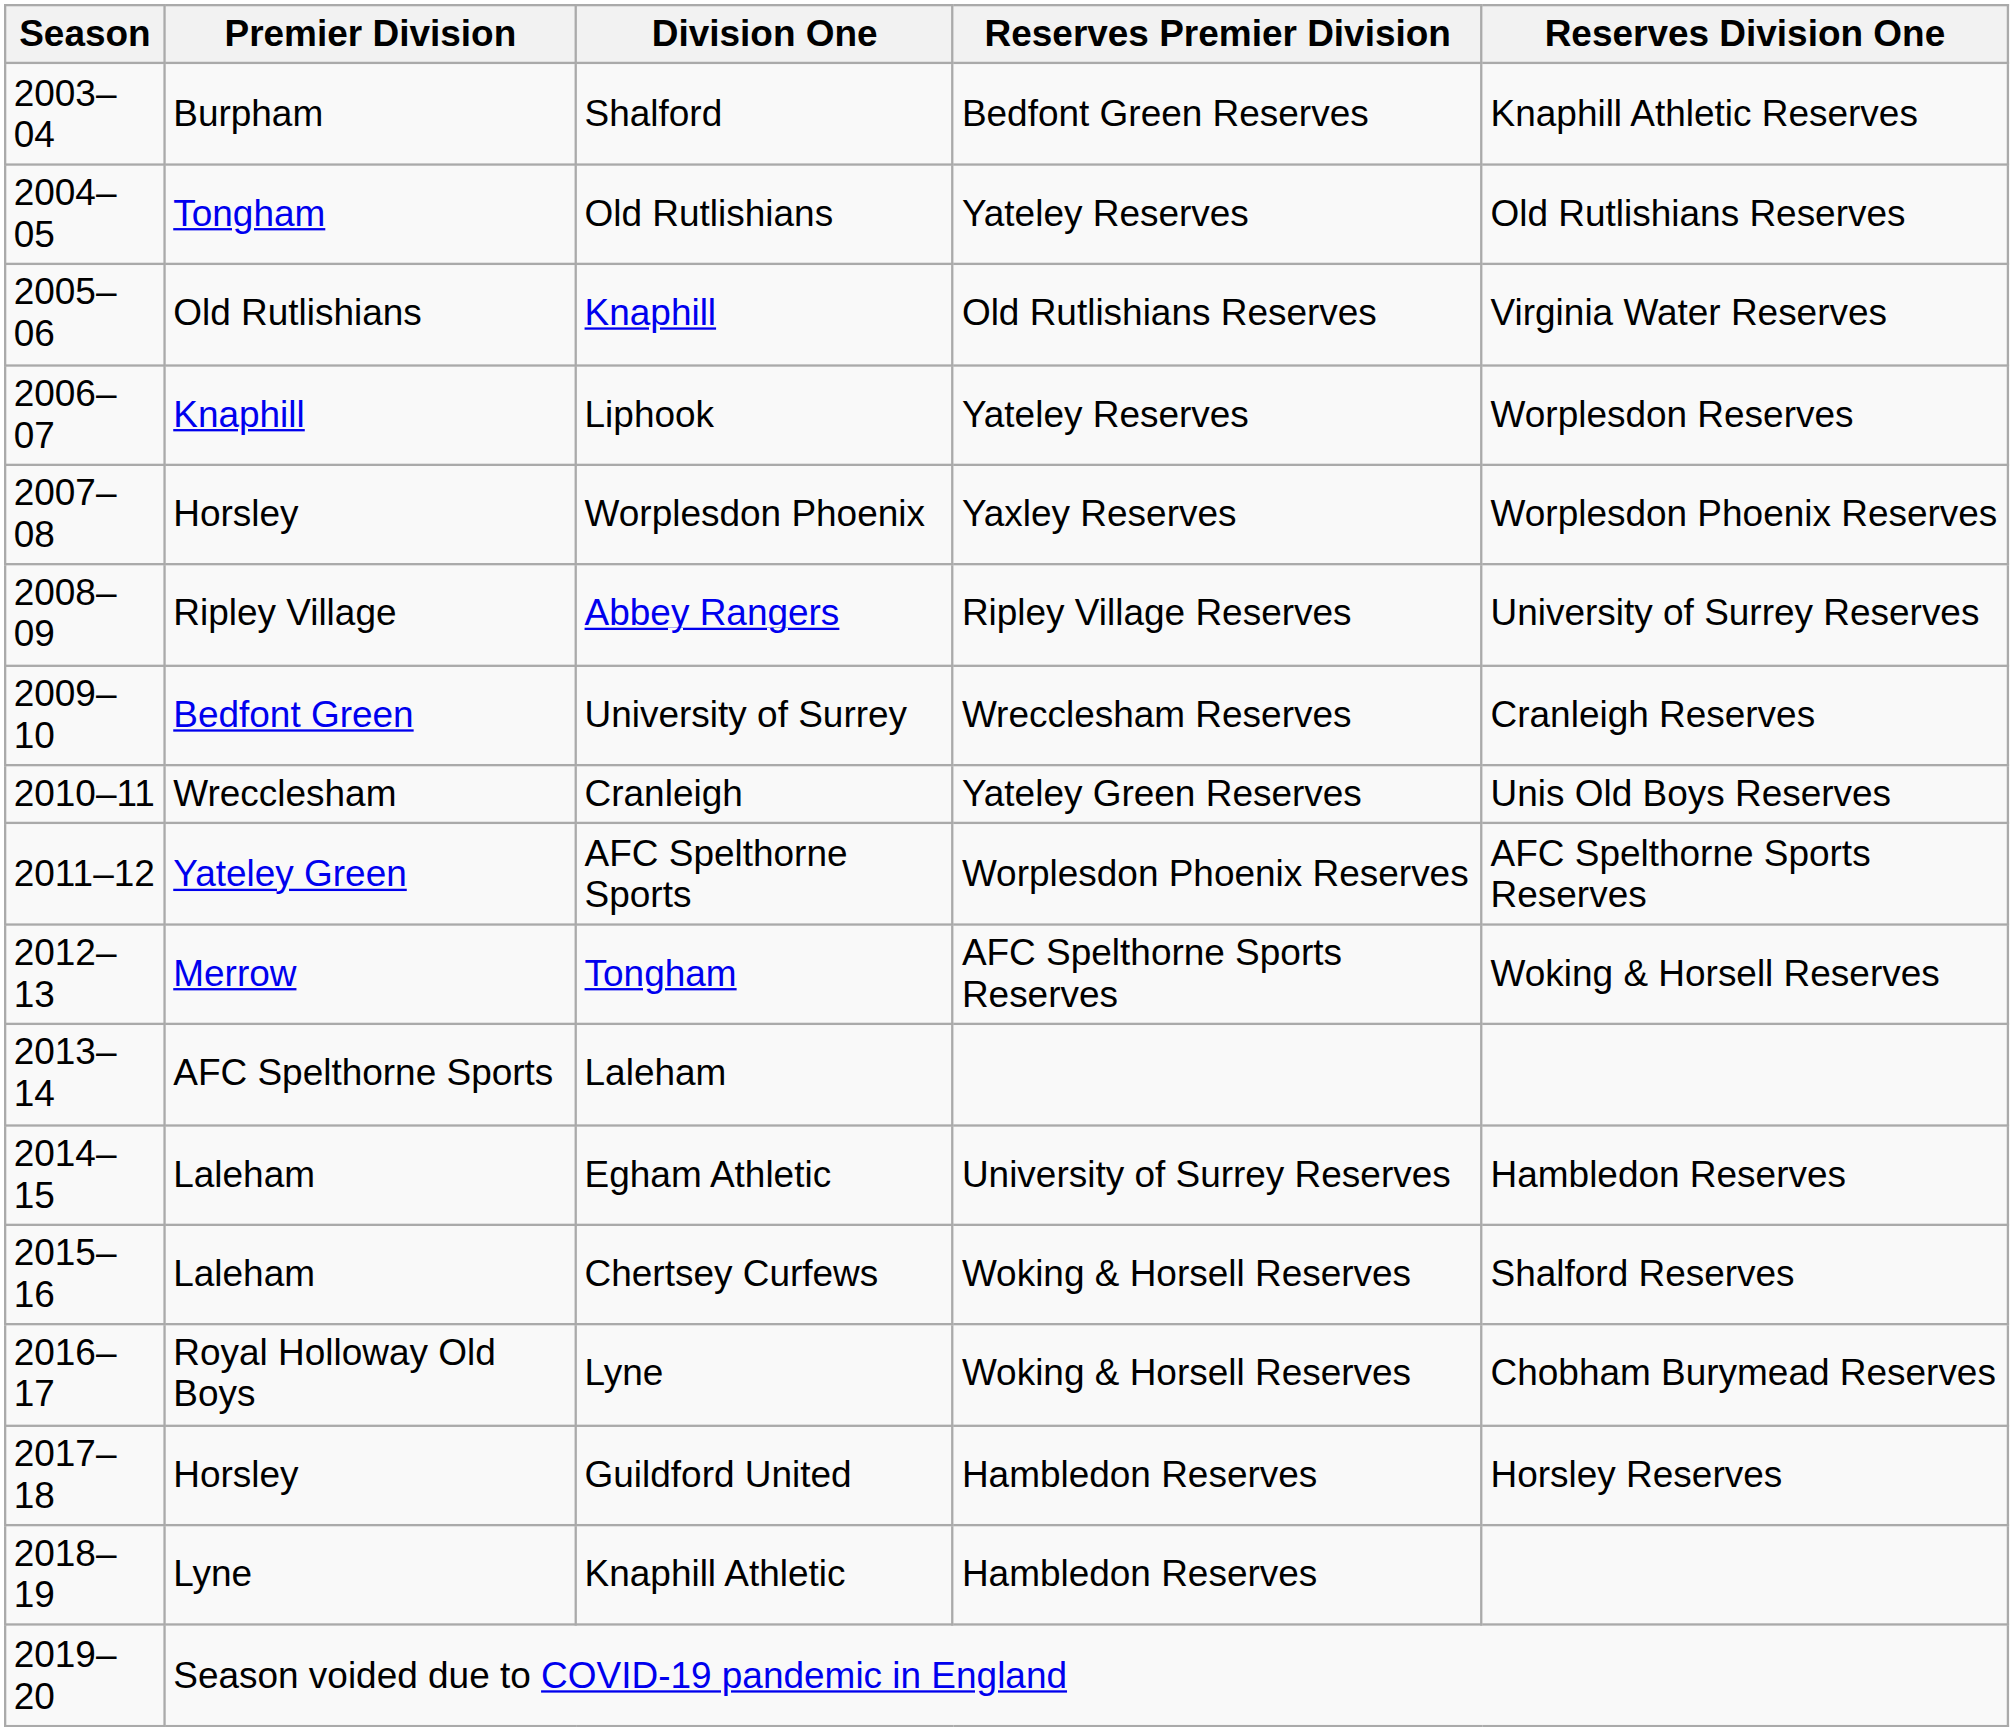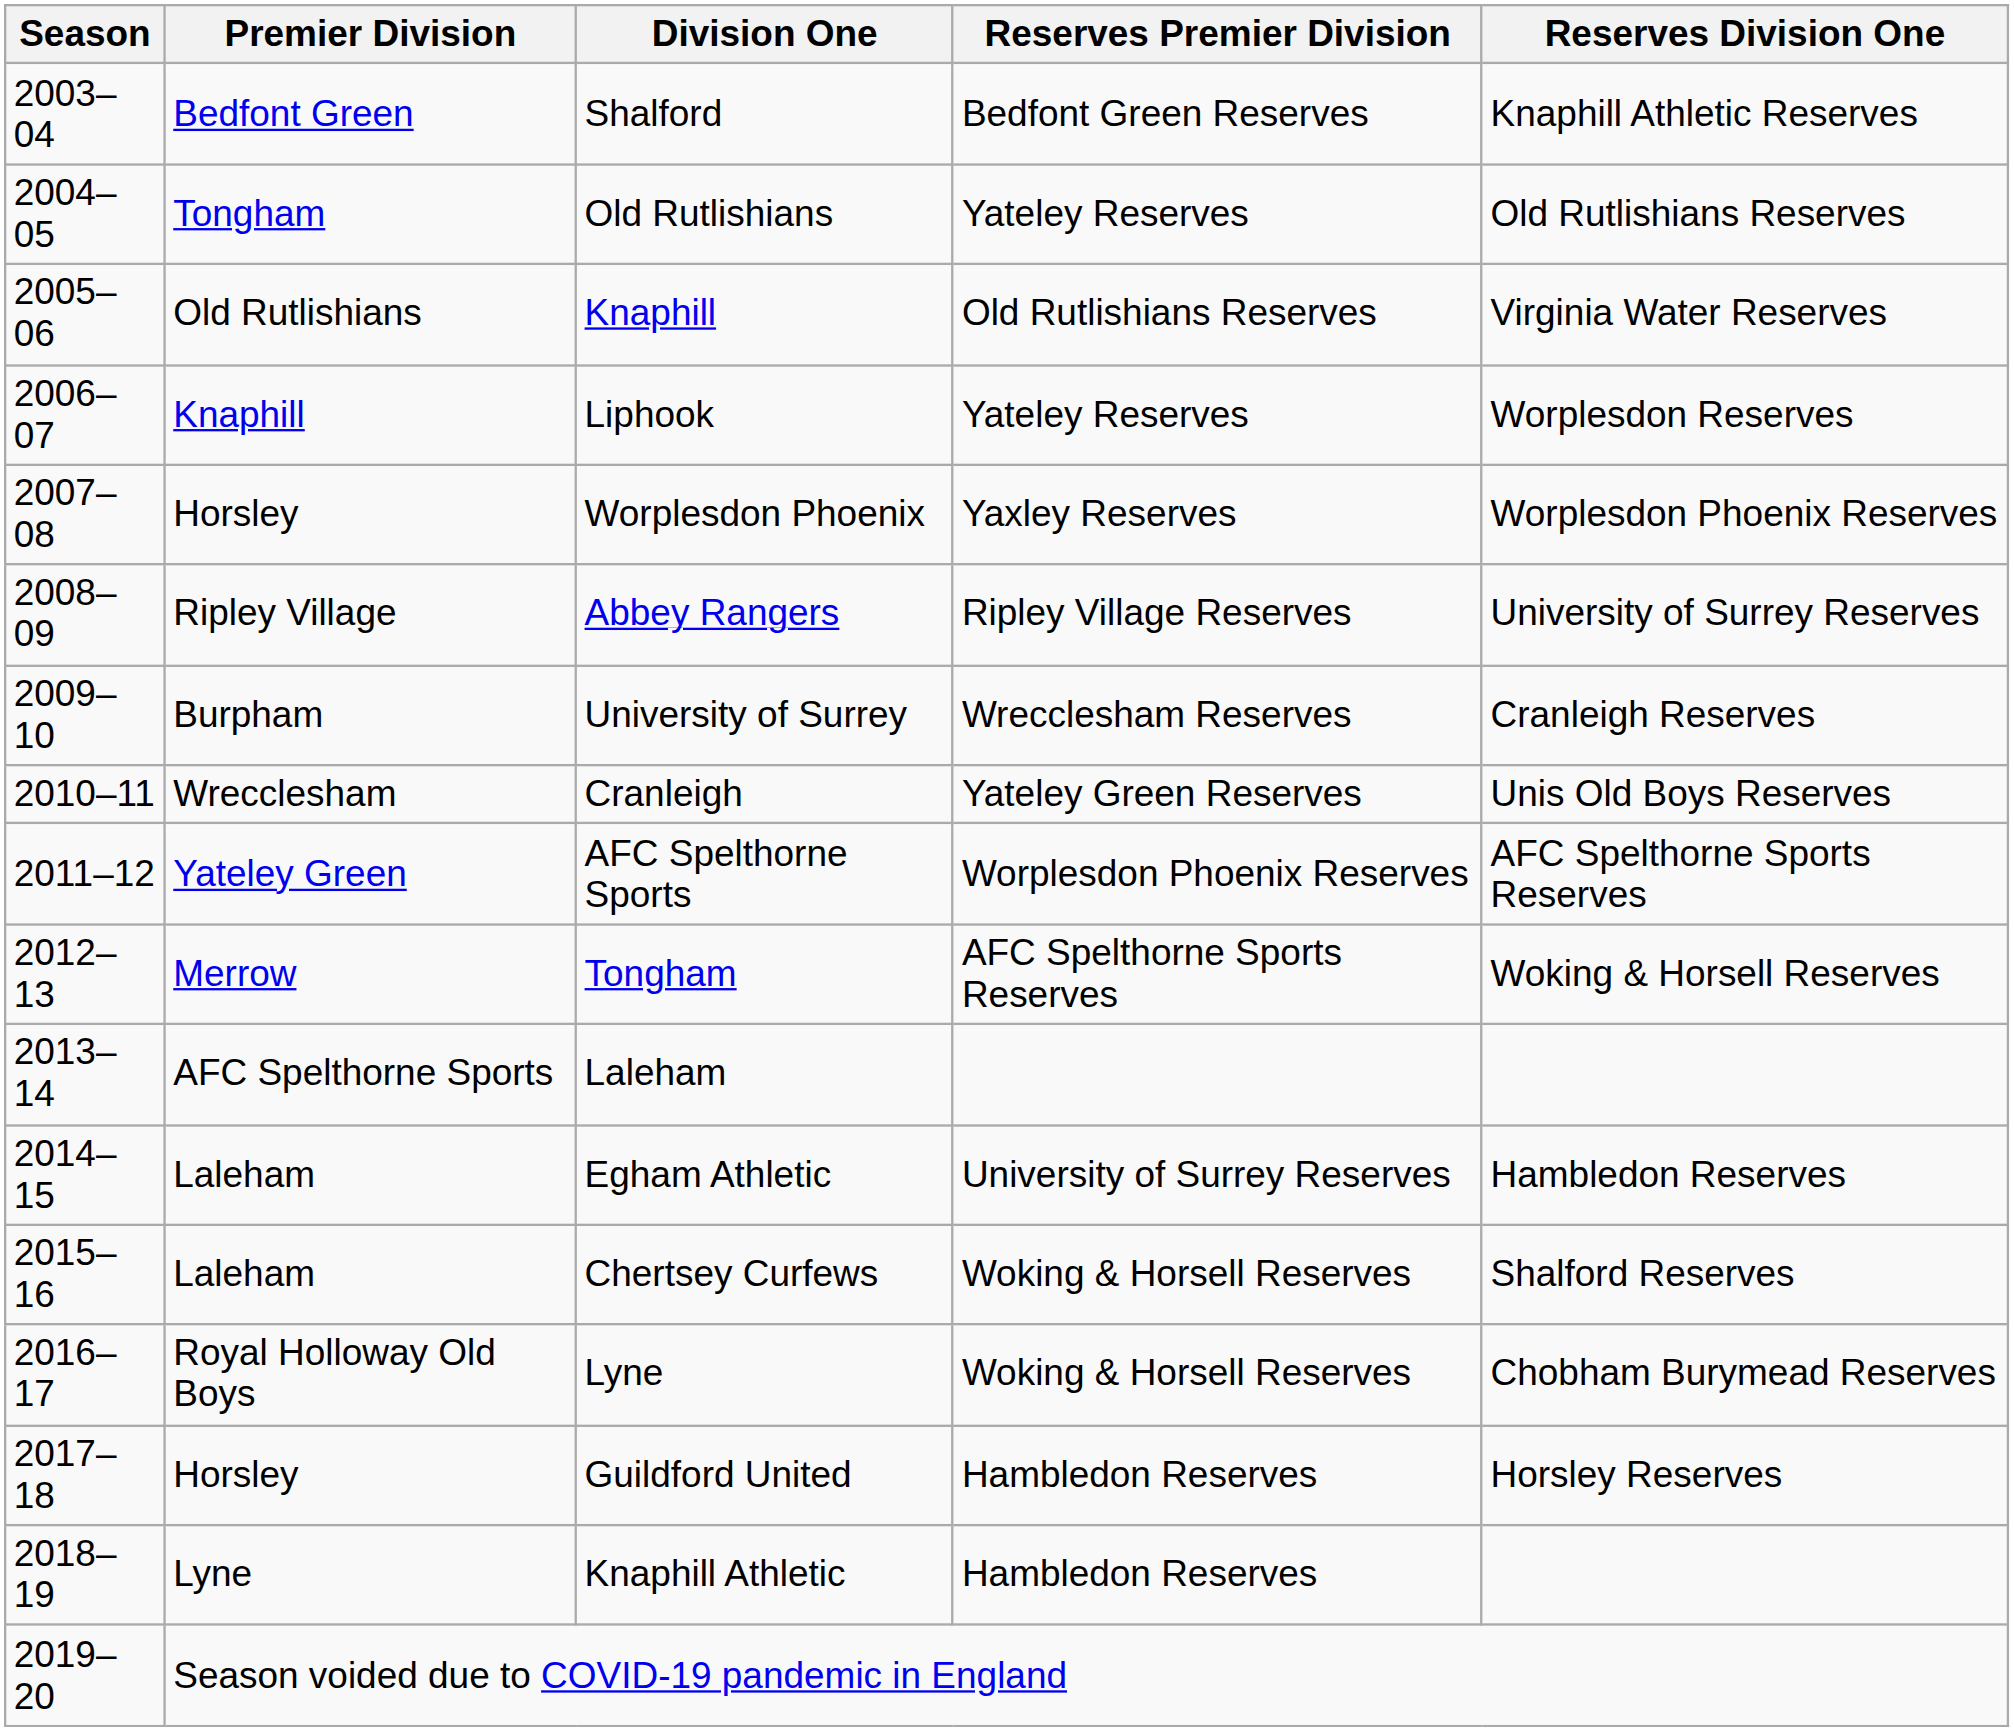(248, 113) Burpham -> (293, 113) Bedfont Green
(293, 714) Bedfont Green -> (248, 714) Burpham
